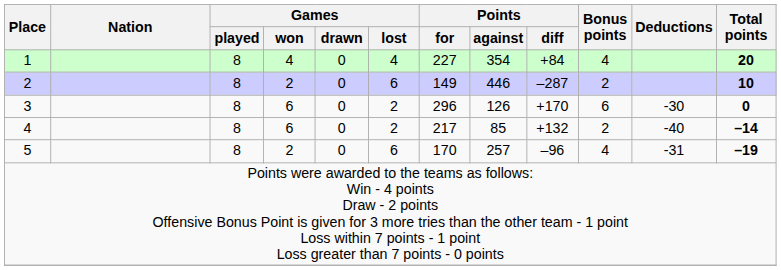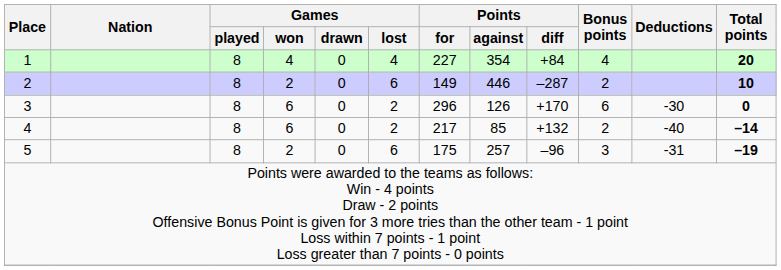(445, 151) 170 -> (445, 151) 175
(605, 151) 4 -> (605, 151) 3
